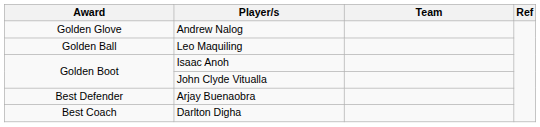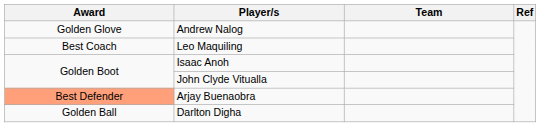(89, 46) Golden Ball -> (89, 46) Best Coach
(89, 96) no background -> (89, 96) lightsalmon background
(89, 113) Best Coach -> (89, 113) Golden Ball
